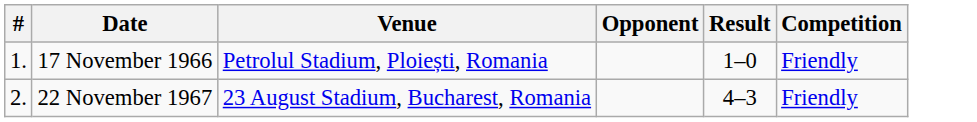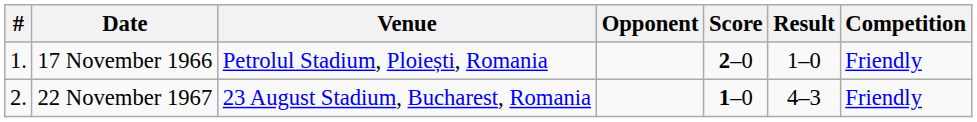+ column: (736, 23)
